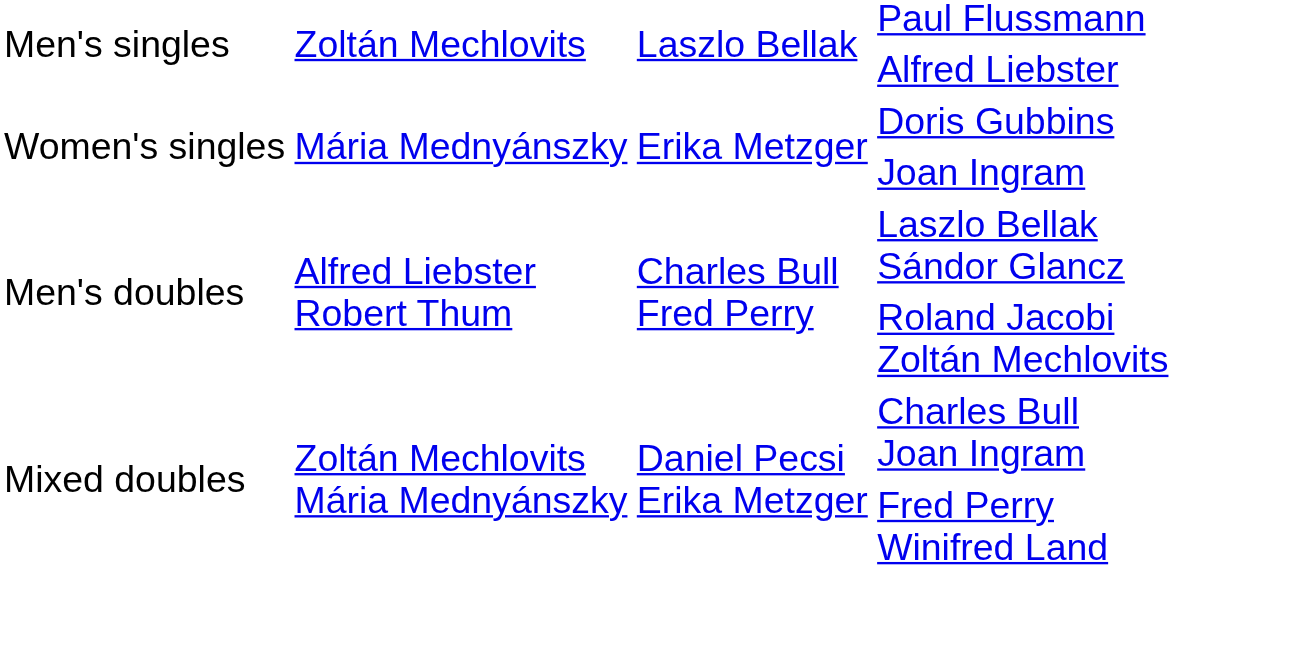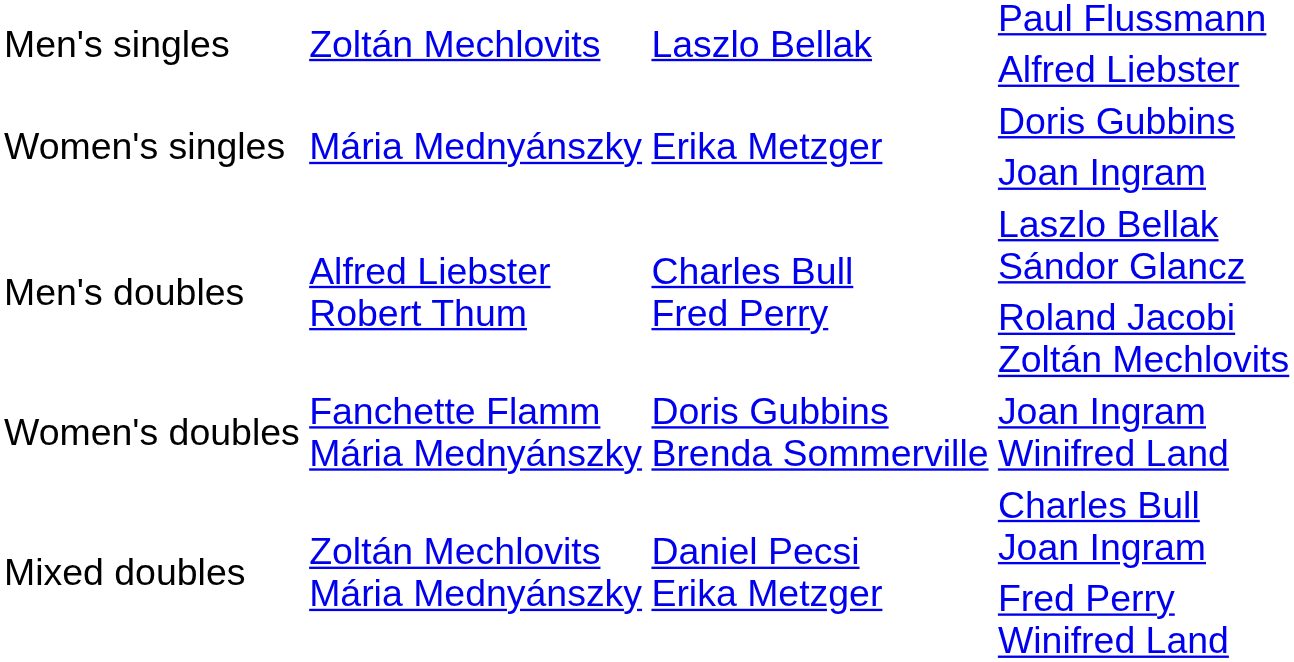+ row: (1113, 432)
